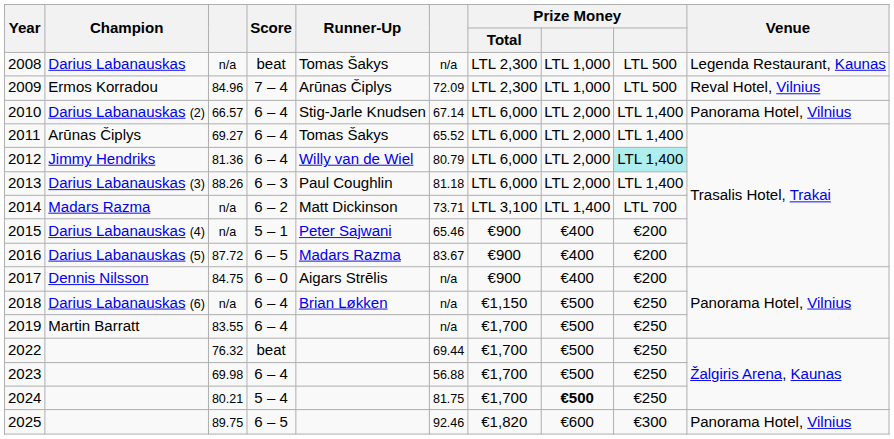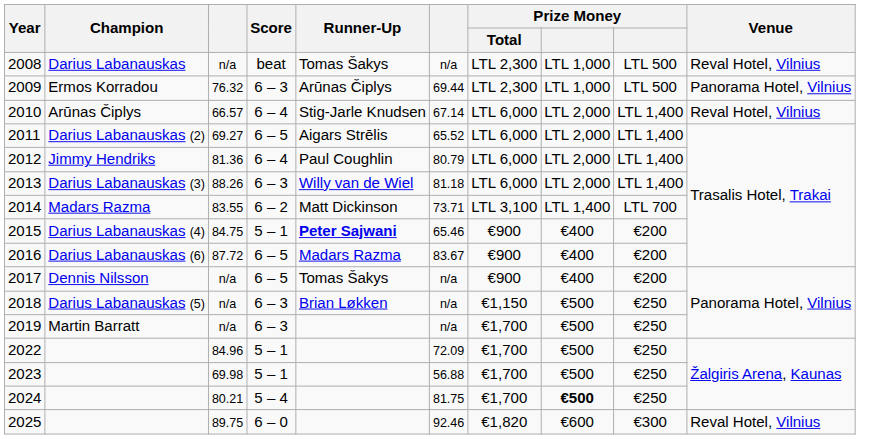(788, 64) Legenda Restaurant, Kaunas -> (755, 64) Reval Hotel, Vilnius
(228, 88) 84.96 -> (228, 88) 76.32
(271, 87) 7 – 4 -> (271, 87) 6 – 3
(449, 88) 72.09 -> (449, 88) 69.44
(755, 87) Reval Hotel, Vilnius -> (771, 87) Panorama Hotel, Vilnius
(127, 111) Darius Labanauskas (2) -> (95, 111) Arūnas Čiplys
(771, 111) Panorama Hotel, Vilnius -> (755, 111) Reval Hotel, Vilnius
(95, 135) Arūnas Čiplys -> (127, 135) Darius Labanauskas (2)
(271, 135) 6 – 4 -> (271, 135) 6 – 5
(344, 135) Tomas Šakys -> (343, 135) Aigars Strēlis
(356, 159) Willy van de Wiel -> (346, 159) Paul Coughlin
(650, 159) paleturquoise background -> (650, 159) no background
(346, 183) Paul Coughlin -> (356, 183) Willy van de Wiel
(228, 208) n/a -> (228, 208) 83.55
(228, 232) n/a -> (228, 232) 84.75
(345, 231) normal -> (348, 231) bold
(127, 254) Darius Labanauskas (5) -> (127, 254) Darius Labanauskas (6)
(228, 279) 84.75 -> (228, 279) n/a
(271, 278) 6 – 0 -> (271, 278) 6 – 5
(343, 278) Aigars Strēlis -> (344, 278) Tomas Šakys
(127, 302) Darius Labanauskas (6) -> (127, 302) Darius Labanauskas (5)
(271, 302) 6 – 4 -> (271, 302) 6 – 3
(228, 327) 83.55 -> (228, 327) n/a
(271, 326) 6 – 4 -> (271, 326) 6 – 3
(228, 351) 76.32 -> (228, 351) 84.96
(271, 350) beat -> (271, 350) 5 – 1
(449, 351) 69.44 -> (449, 351) 72.09
(271, 374) 6 – 4 -> (271, 374) 5 – 1
(271, 421) 6 – 5 -> (271, 421) 6 – 0
(771, 421) Panorama Hotel, Vilnius -> (755, 421) Reval Hotel, Vilnius
